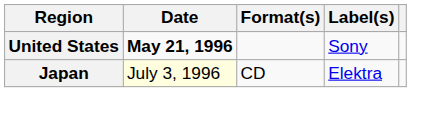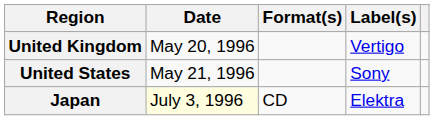+ row: (75, 45)
(180, 45) bold -> (202, 73) normal
